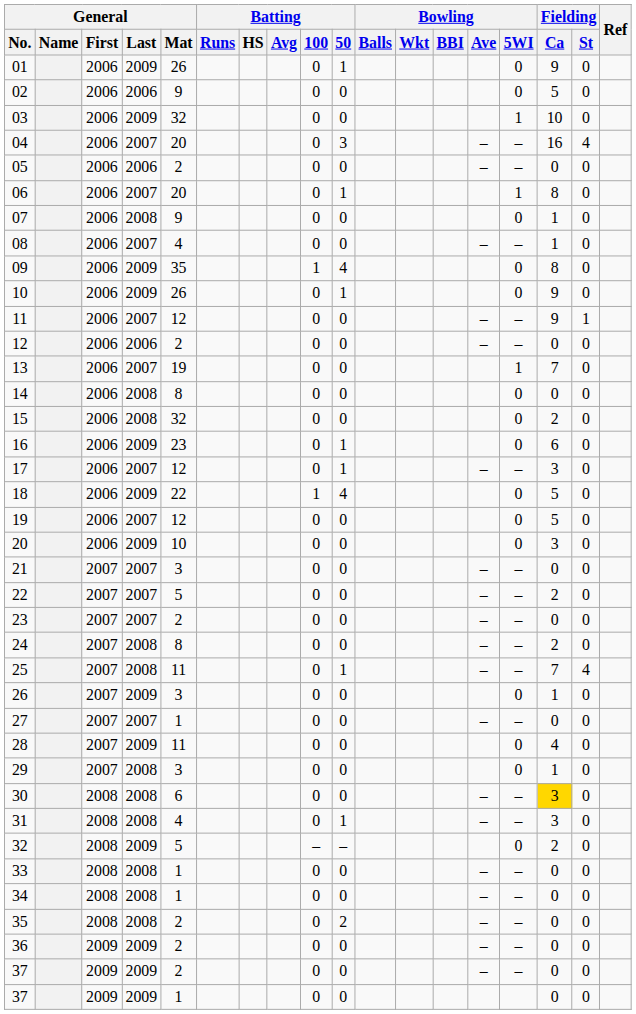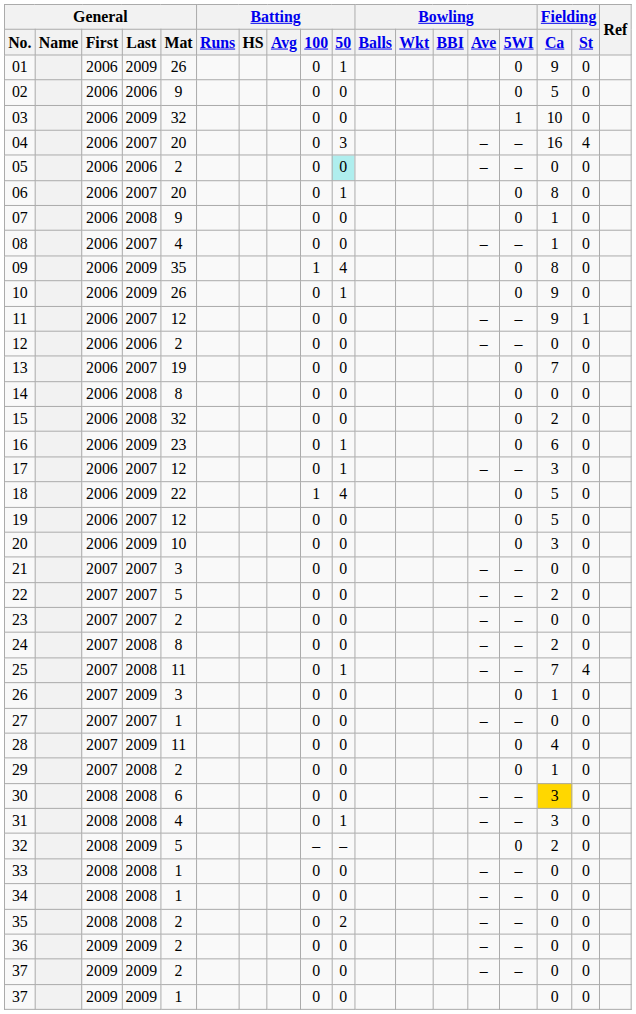(343, 167) no background -> (343, 167) paleturquoise background
(519, 192) 1 -> (519, 192) 0
(519, 368) 1 -> (519, 368) 0
(179, 770) 3 -> (179, 770) 2
